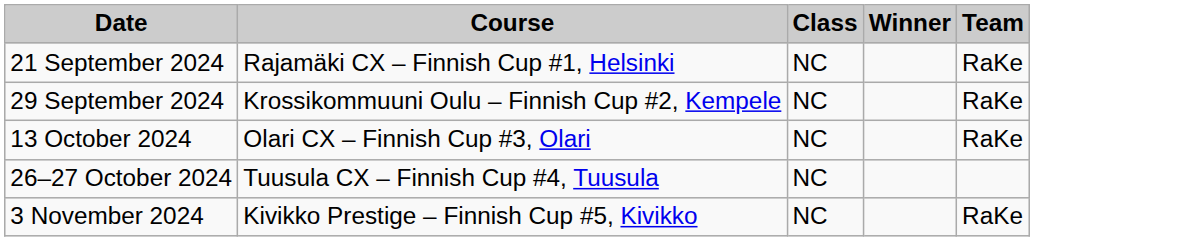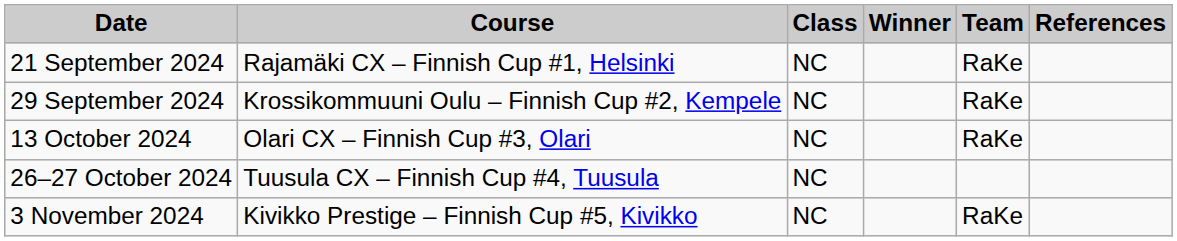+ column: (1101, 23)
